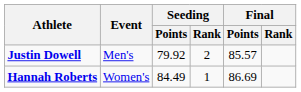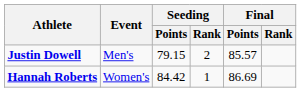(171, 56) 79.92 -> (171, 56) 79.15
(171, 76) 84.49 -> (171, 76) 84.42
